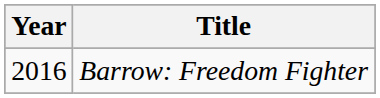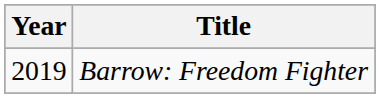(39, 70) 2016 -> (39, 70) 2019
